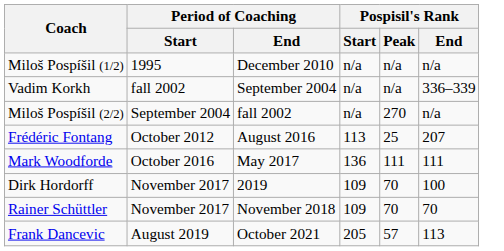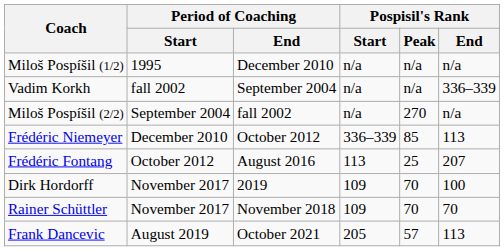+ row: (65, 137)
- row: (60, 161)
